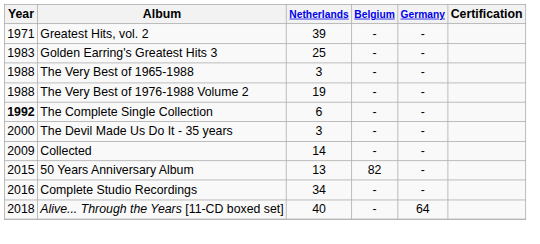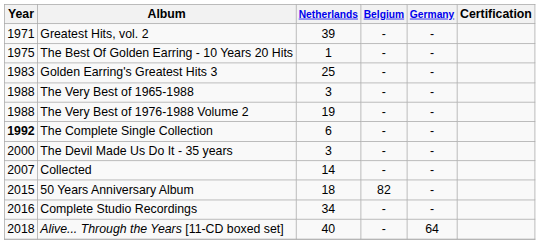+ row: (167, 53)
(21, 151) 2009 -> (21, 170) 2007
(319, 170) 13 -> (328, 190) 18
